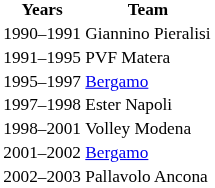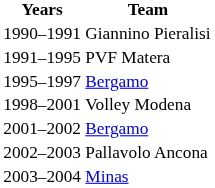- row: (42, 104)
+ row: (42, 176)
